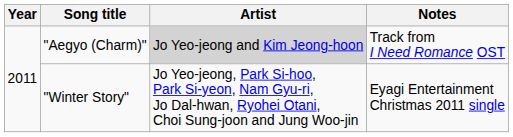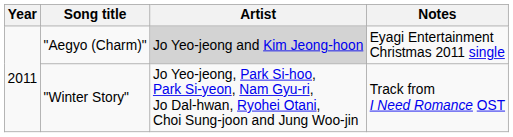(437, 44) Track from I Need Romance OST -> (437, 44) Eyagi Entertainment Christmas 2011 single
(437, 97) Eyagi Entertainment Christmas 2011 single -> (437, 97) Track from I Need Romance OST
